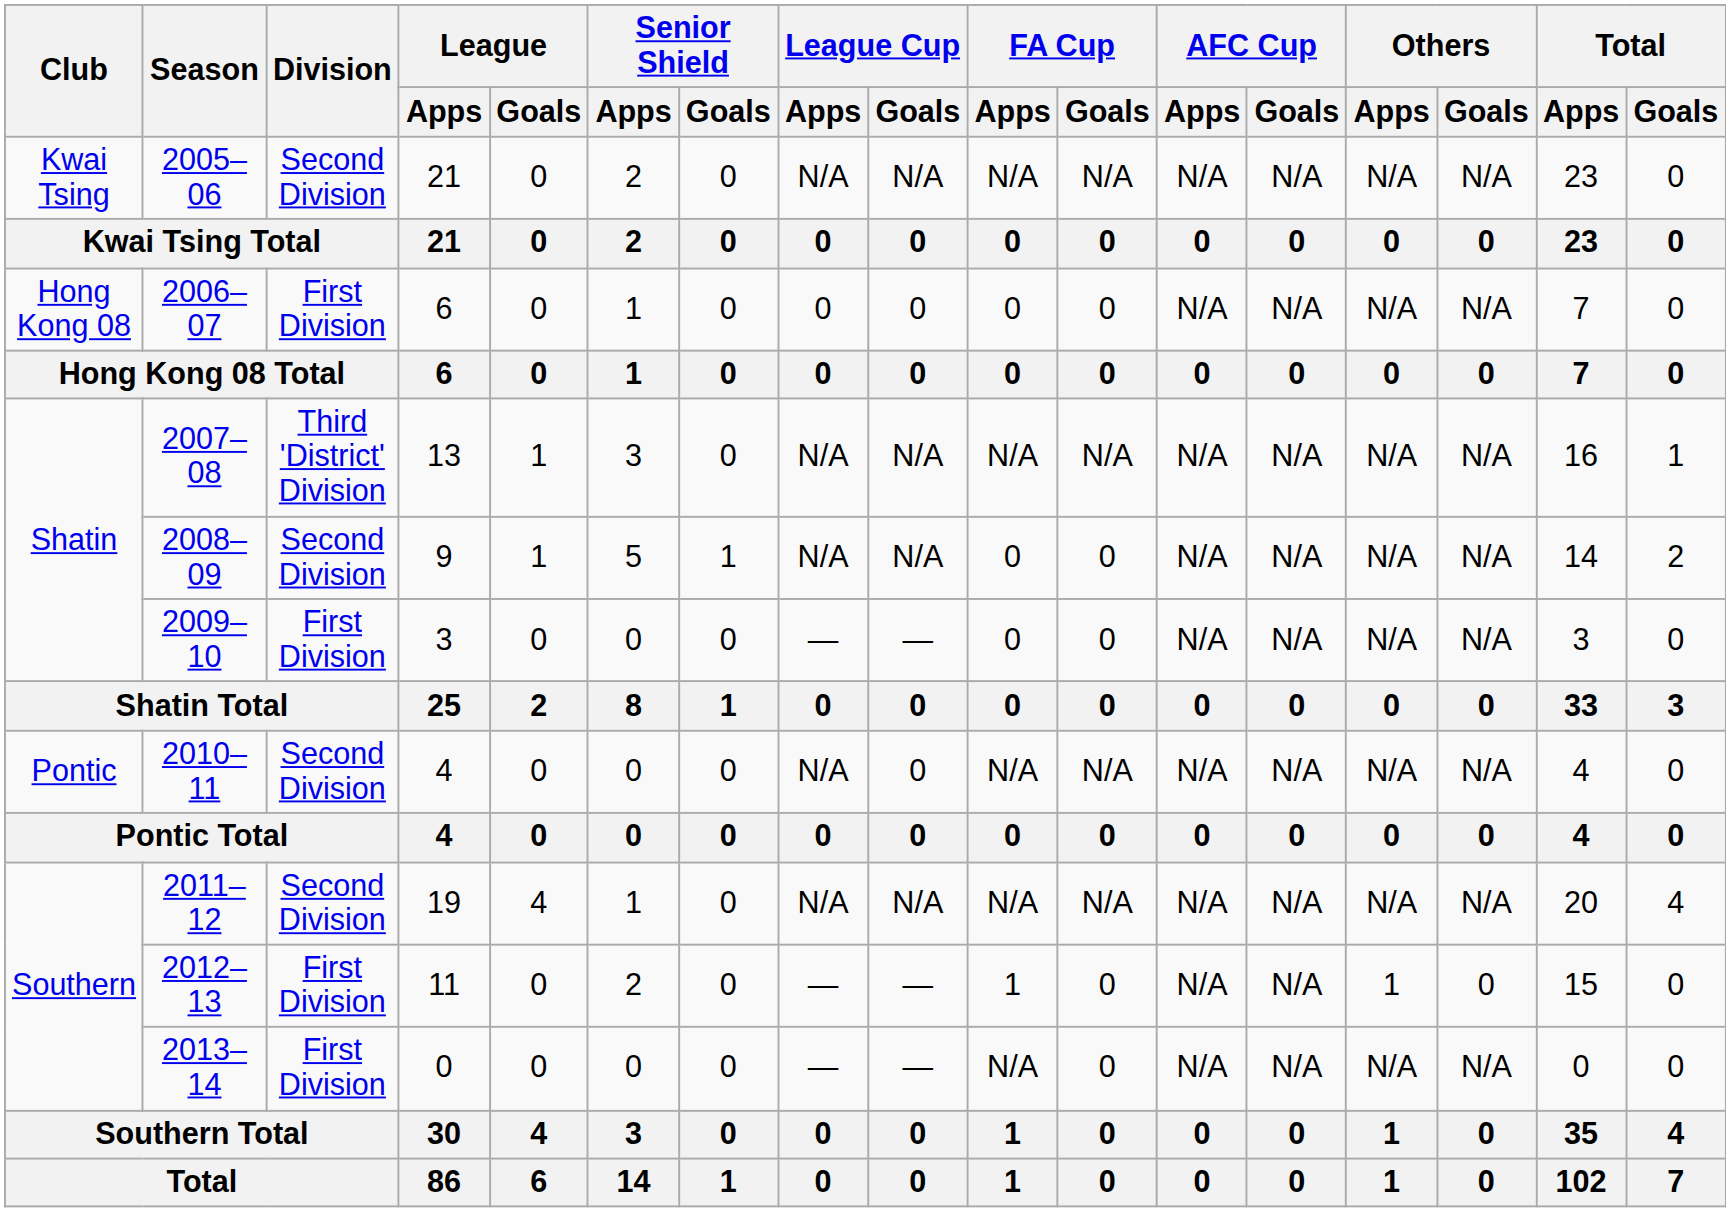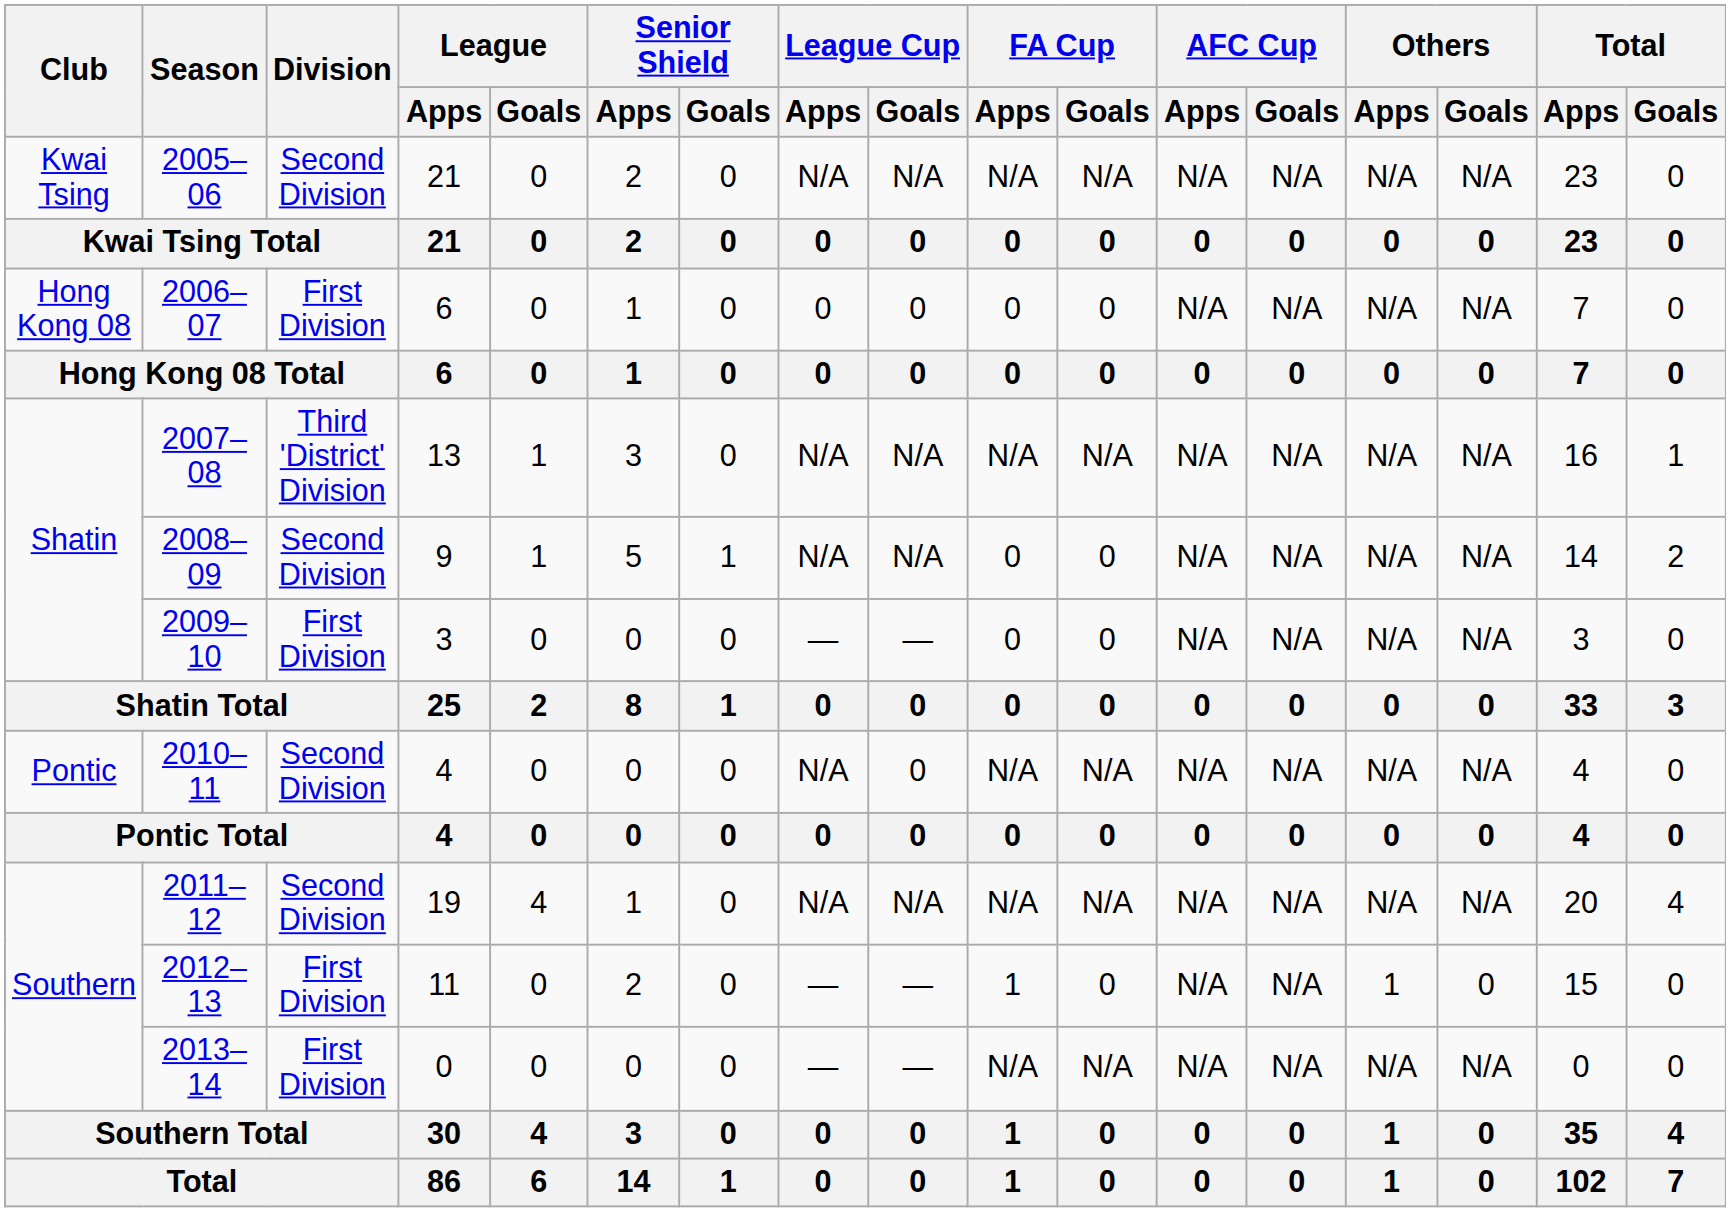(1107, 1068) 0 -> (1107, 1068) N/A
